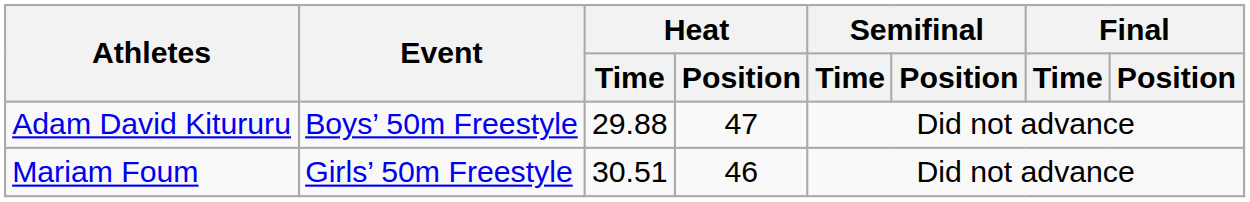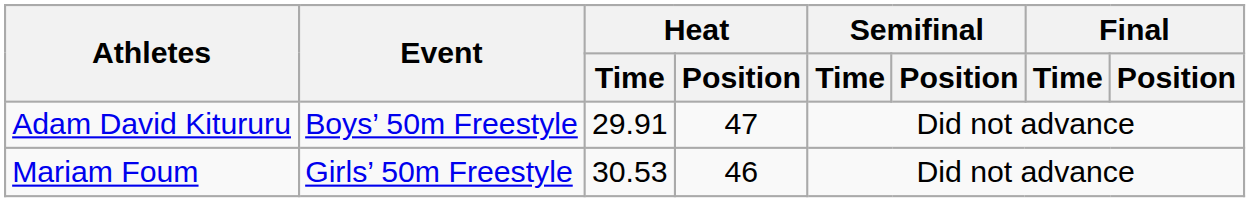(630, 125) 29.88 -> (630, 125) 29.91
(630, 173) 30.51 -> (630, 173) 30.53
